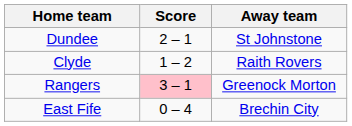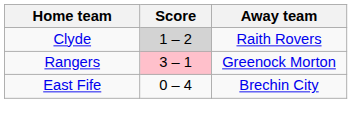- row: (72, 39)
(176, 62) no background -> (176, 39) lightgrey background
